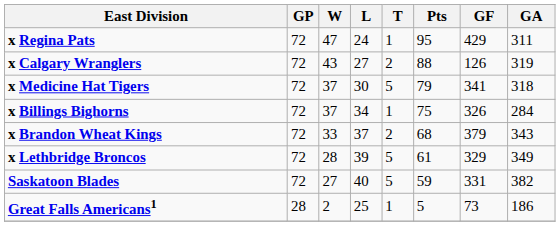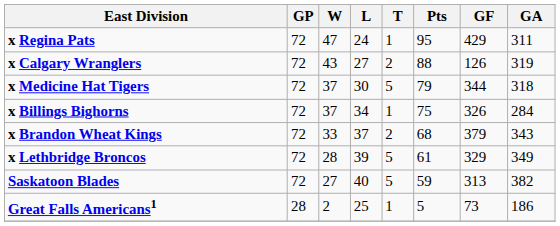(475, 87) 341 -> (475, 87) 344
(475, 181) 331 -> (475, 181) 313
